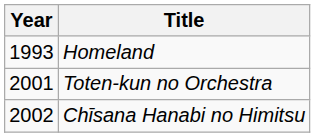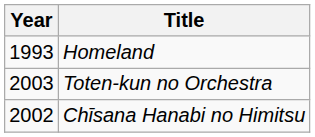(31, 83) 2001 -> (31, 83) 2003
